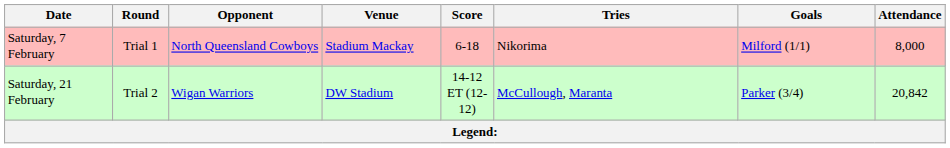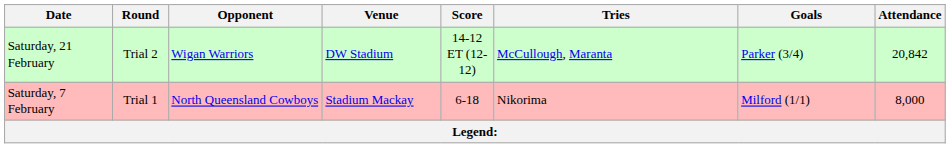rows swapped: (37, 46) <-> (40, 93)
